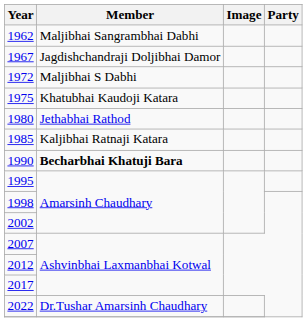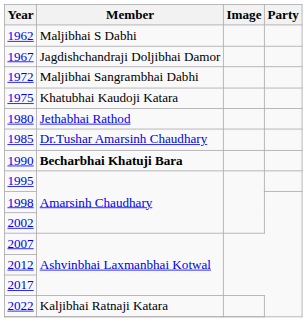(119, 35) Maljibhai Sangrambhai Dabhi -> (88, 35) Maljibhai S Dabhi
(88, 77) Maljibhai S Dabhi -> (119, 77) Maljibhai Sangrambhai Dabhi
(104, 139) Kaljibhai Ratnaji Katara -> (123, 139) Dr.Tushar Amarsinh Chaudhary
(123, 306) Dr.Tushar Amarsinh Chaudhary -> (104, 306) Kaljibhai Ratnaji Katara
